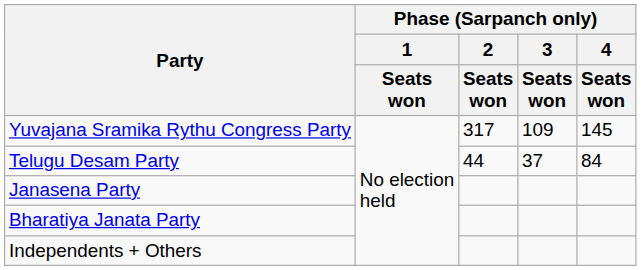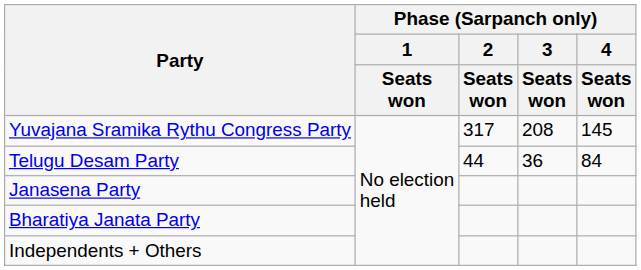(538, 130) 109 -> (538, 130) 208
(533, 160) 37 -> (533, 160) 36
